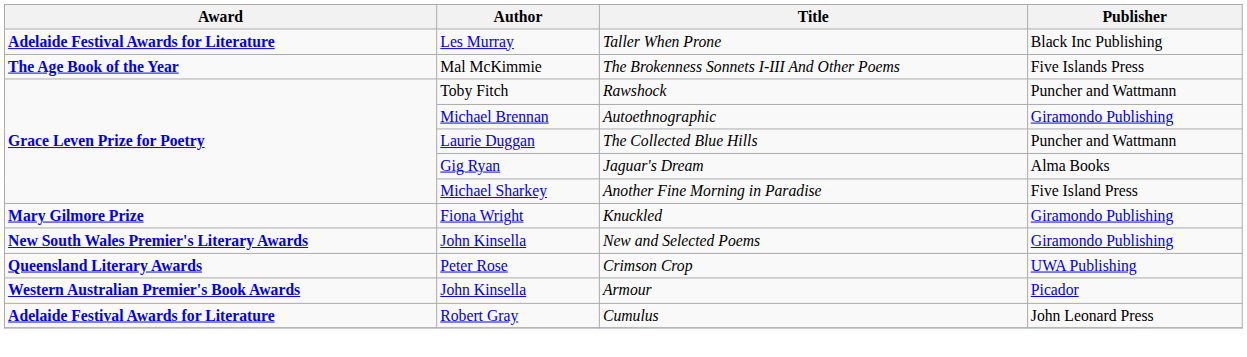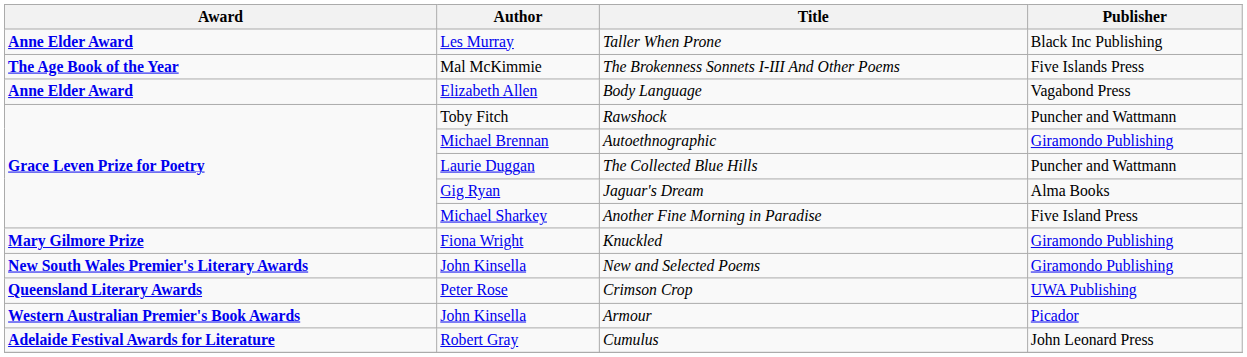(141, 41) Adelaide Festival Awards for Literature -> (71, 41) Anne Elder Award
+ row: (652, 91)
